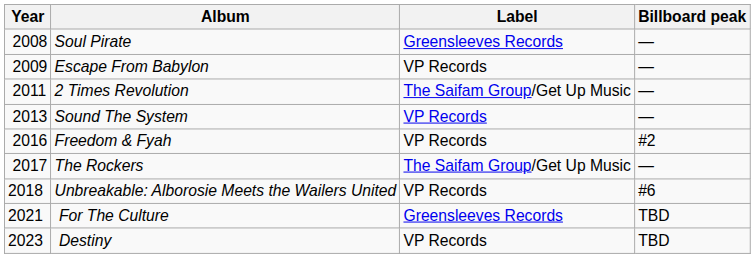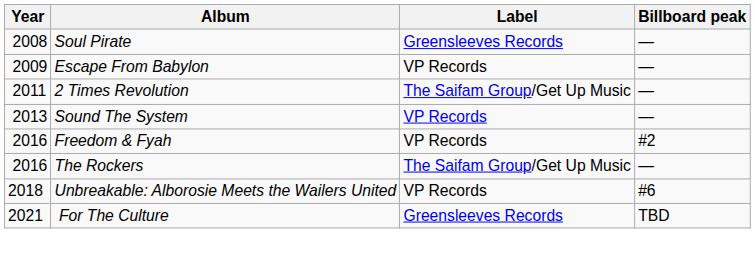(28, 166) 2017 -> (28, 166) 2016
- row: (83, 240)
